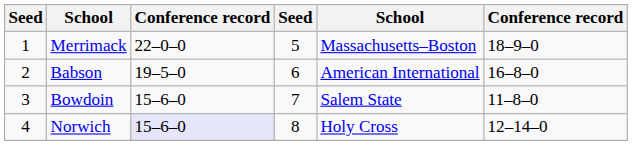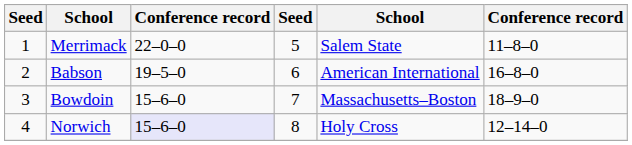(398, 45) Massachusetts–Boston -> (361, 45) Salem State
(513, 45) 18–9–0 -> (513, 45) 11–8–0
(361, 99) Salem State -> (398, 99) Massachusetts–Boston
(513, 99) 11–8–0 -> (513, 99) 18–9–0
